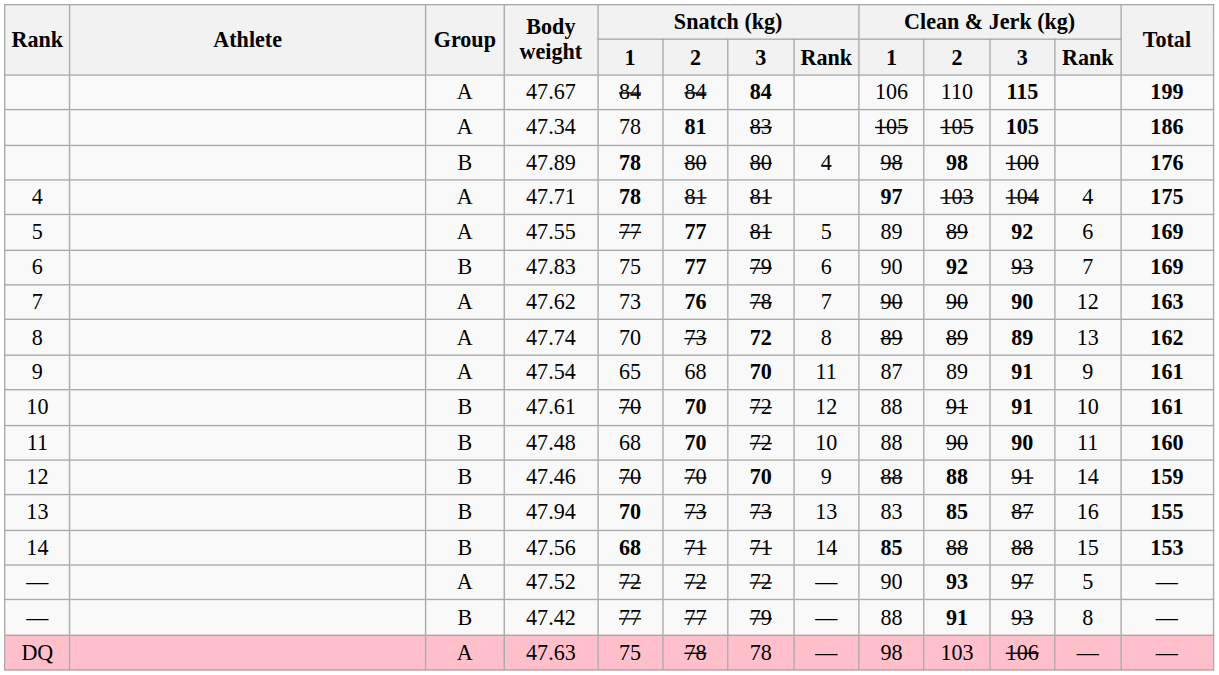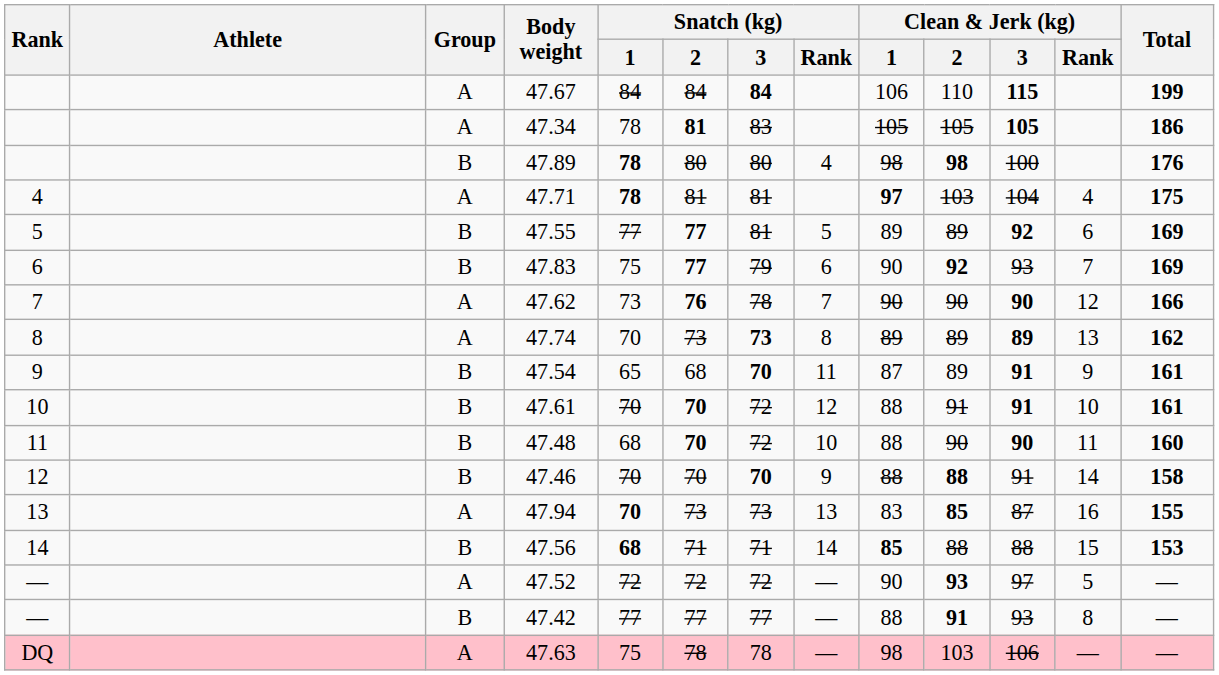(465, 232) A -> (465, 232) B
(1167, 302) 163 -> (1167, 302) 166
(761, 337) 72 -> (761, 337) 73
(465, 372) A -> (465, 372) B
(1167, 477) 159 -> (1167, 477) 158
(465, 512) B -> (465, 512) A
(761, 617) 79 -> (761, 617) 77
